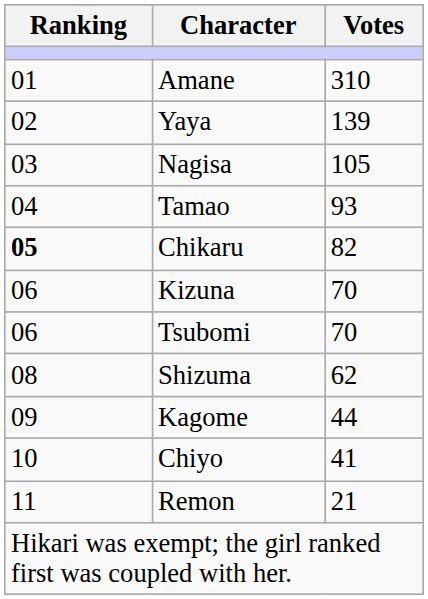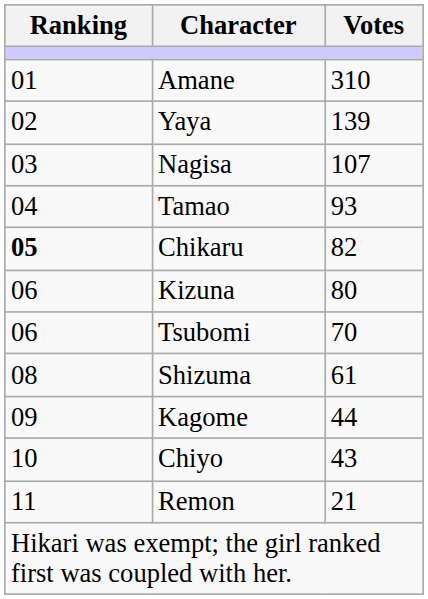(351, 164) 105 -> (351, 164) 107
(344, 290) 70 -> (344, 290) 80
(344, 374) 62 -> (344, 374) 61
(344, 459) 41 -> (344, 459) 43
